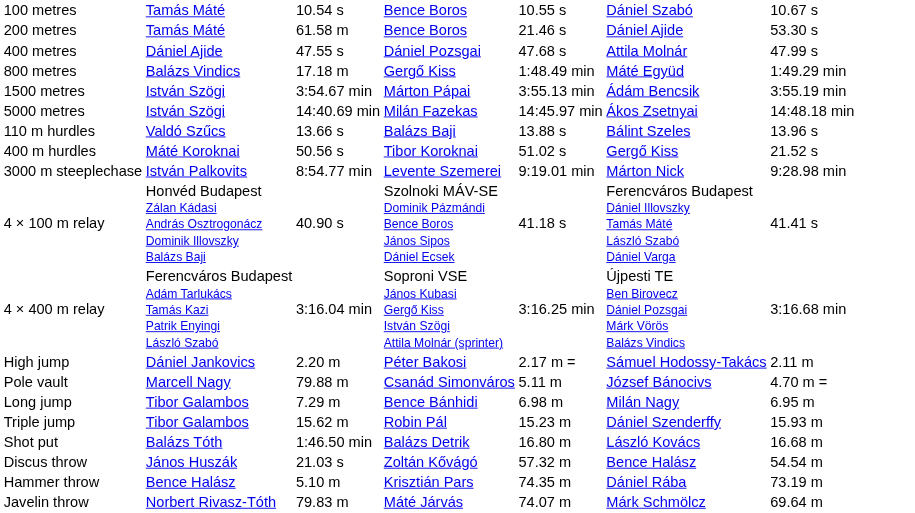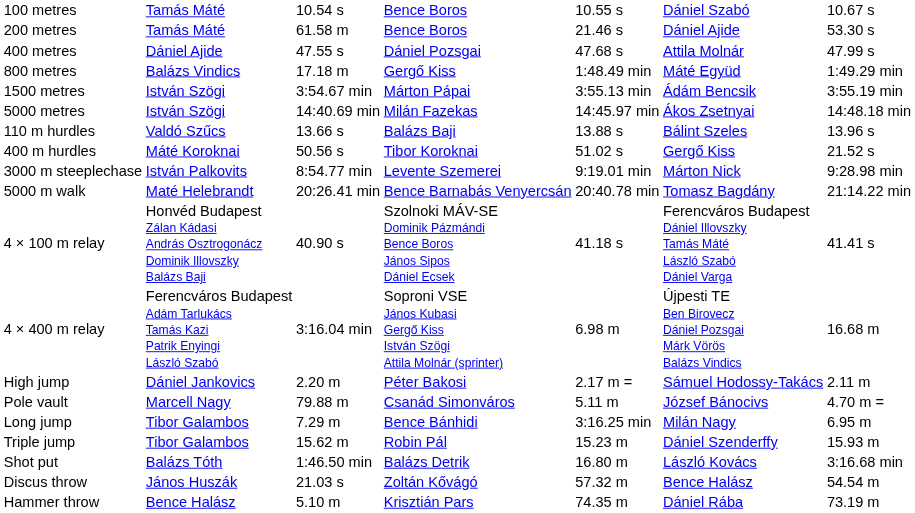+ row: (45, 191)
(557, 309) 3:16.25 min -> (597, 329) 6.98 m
(808, 309) 3:16.68 min -> (853, 329) 16.68 m
(541, 402) 6.98 m -> (613, 422) 3:16.25 min
(797, 442) 16.68 m -> (865, 462) 3:16.68 min
- row: (46, 502)
